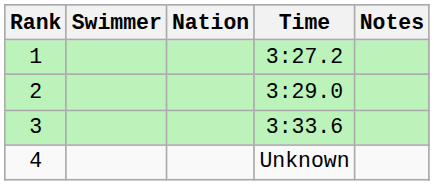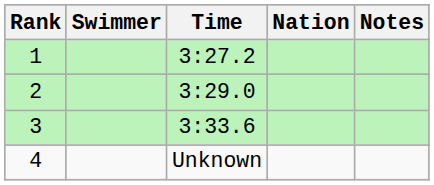columns swapped: (211, 22) <-> (304, 22)
